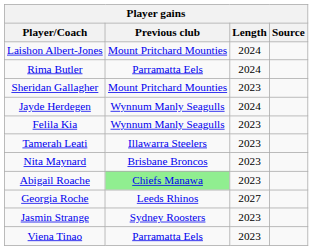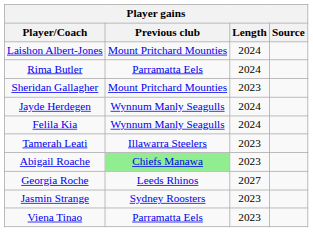(250, 125) 2023 -> (250, 125) 2024
- row: (55, 162)
